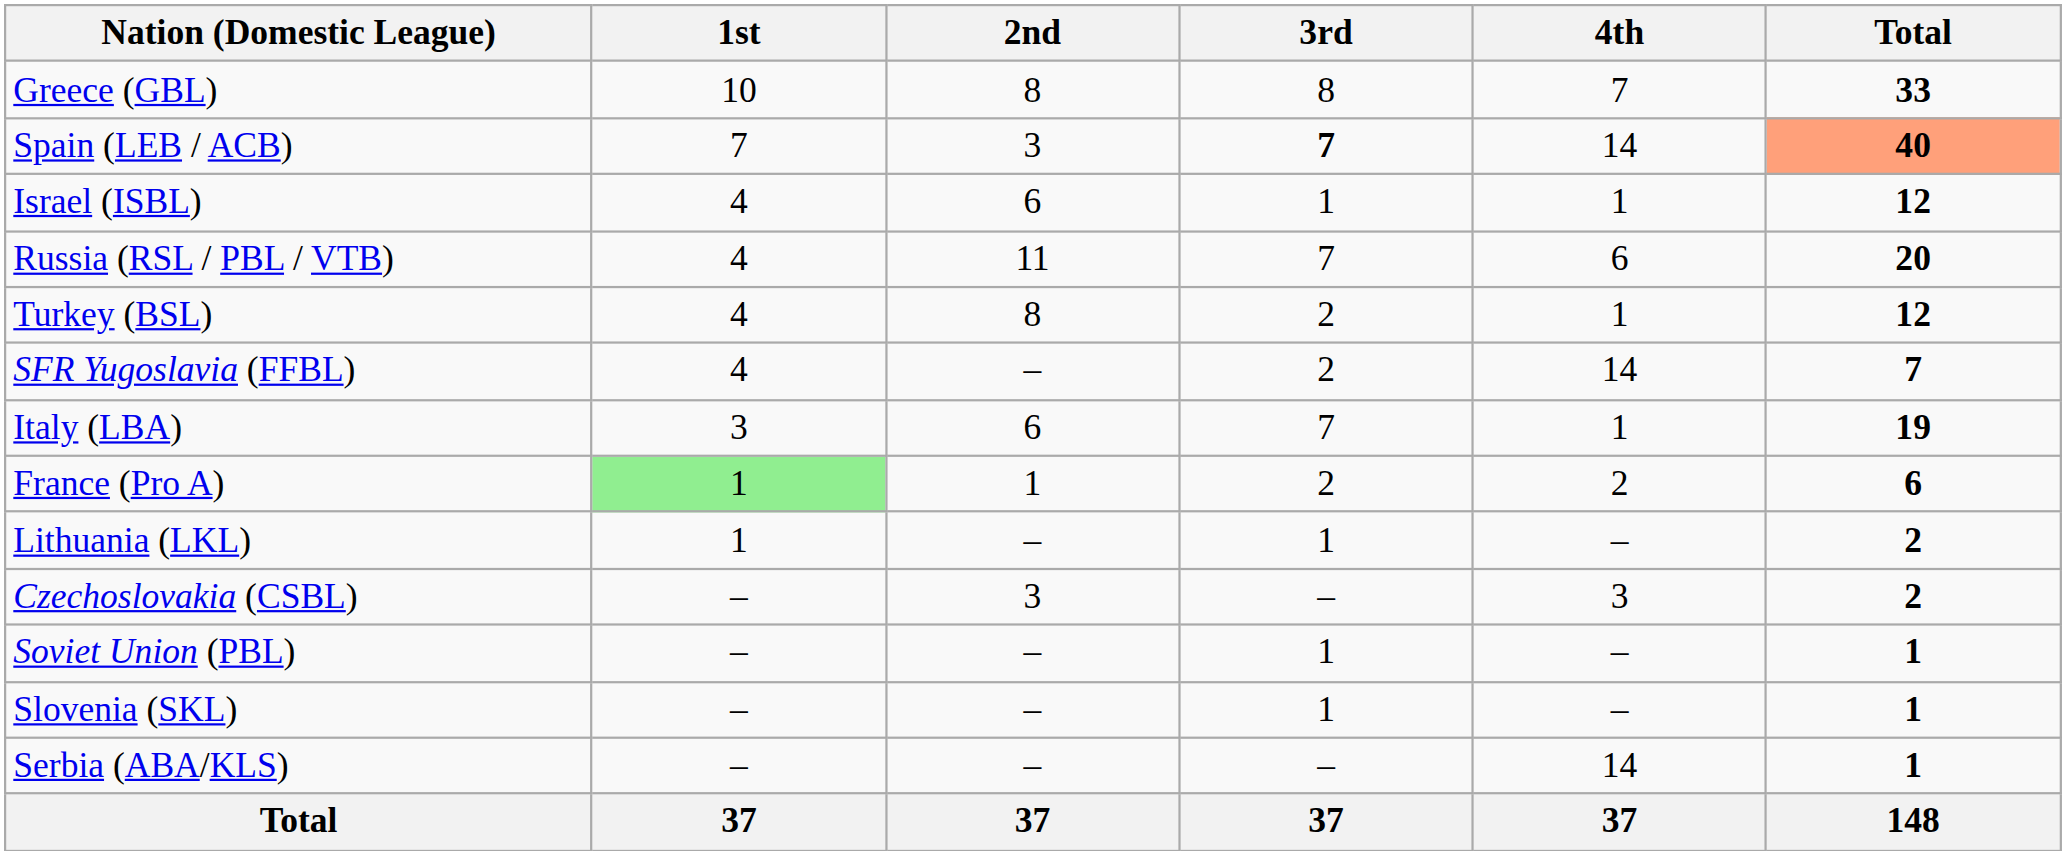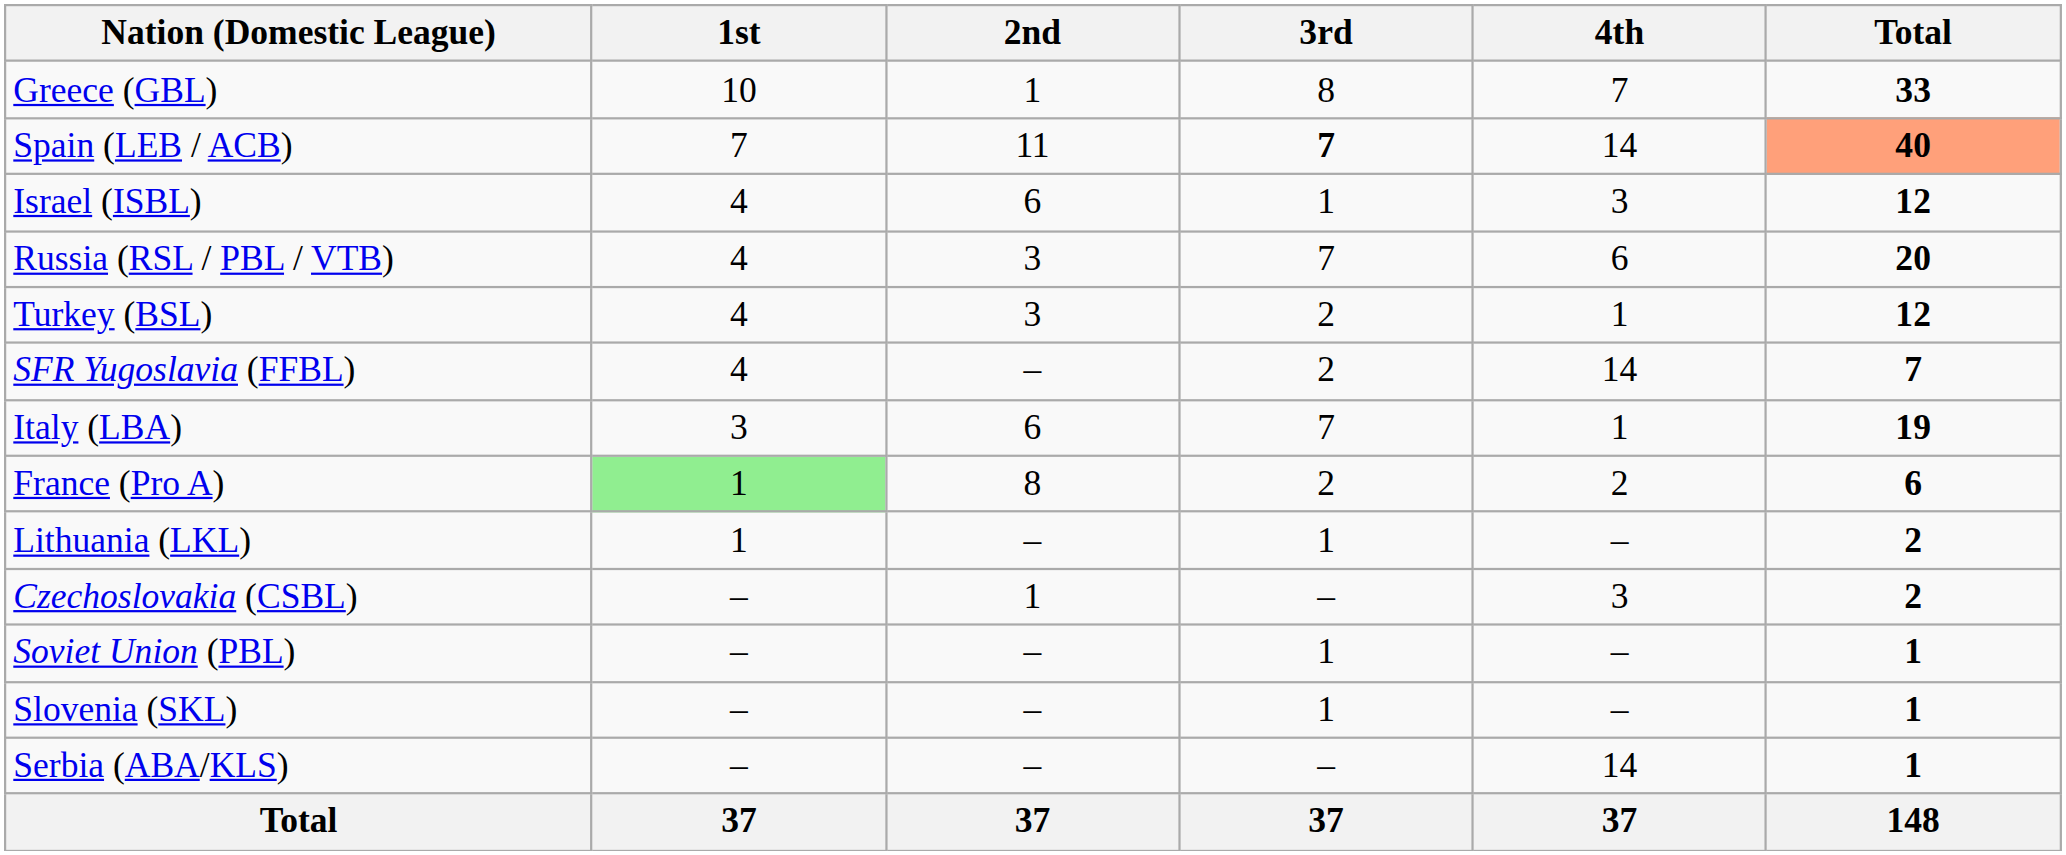(1032, 88) 8 -> (1032, 88) 1
(1032, 145) 3 -> (1032, 145) 11
(1620, 201) 1 -> (1620, 201) 3
(1032, 257) 11 -> (1032, 257) 3
(1032, 314) 8 -> (1032, 314) 3
(1032, 483) 1 -> (1032, 483) 8
(1032, 595) 3 -> (1032, 595) 1
